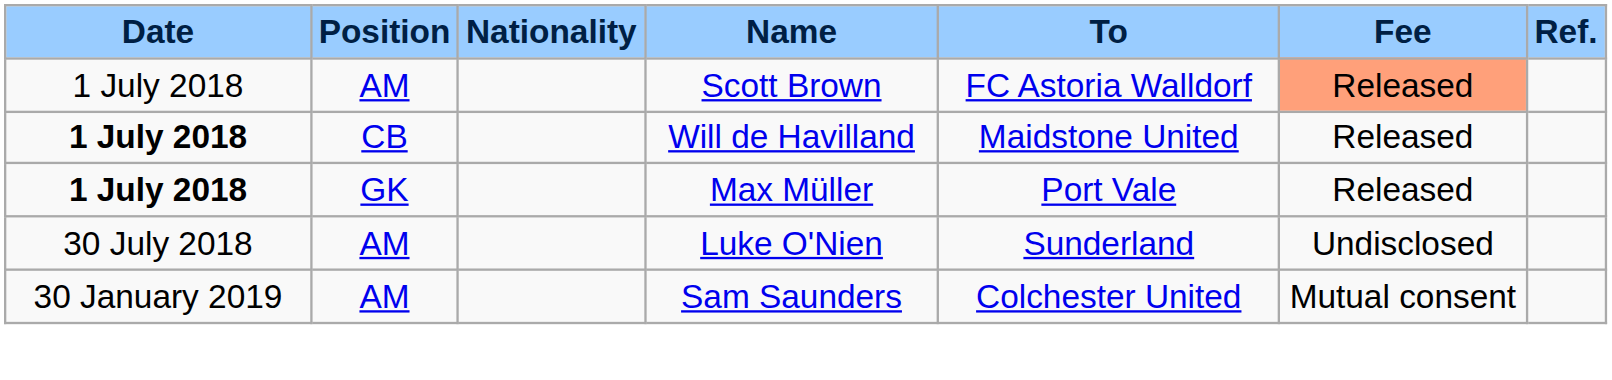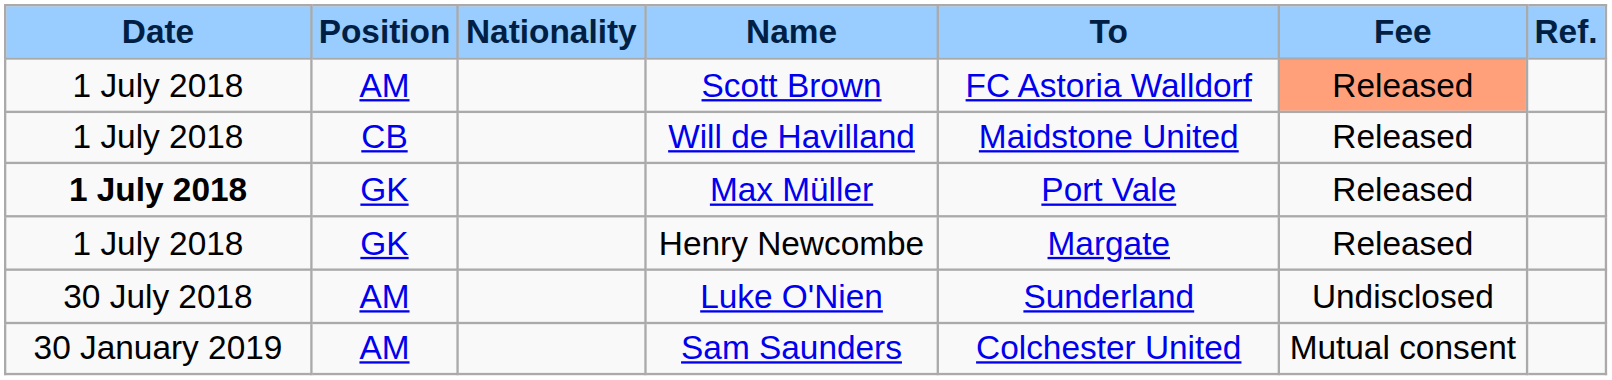(158, 138) bold -> (158, 138) normal
+ row: (792, 243)
